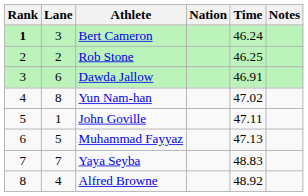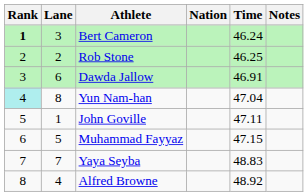(23, 98) no background -> (23, 98) paleturquoise background
(248, 98) 47.02 -> (248, 98) 47.04
(248, 139) 47.13 -> (248, 139) 47.15
